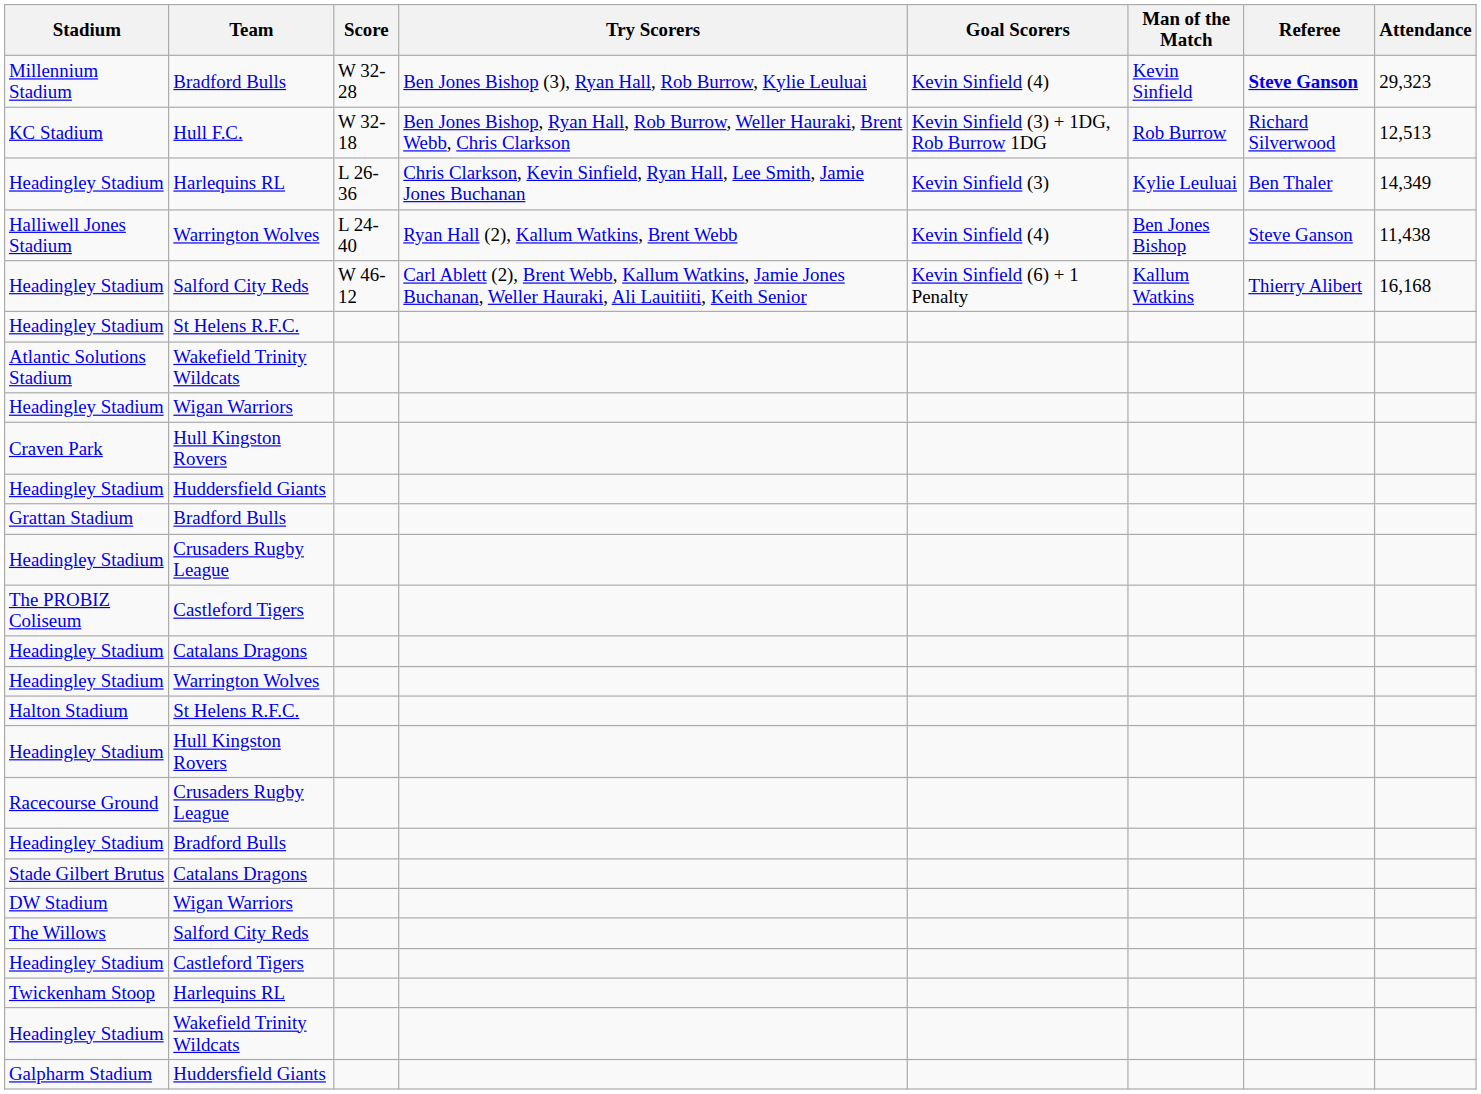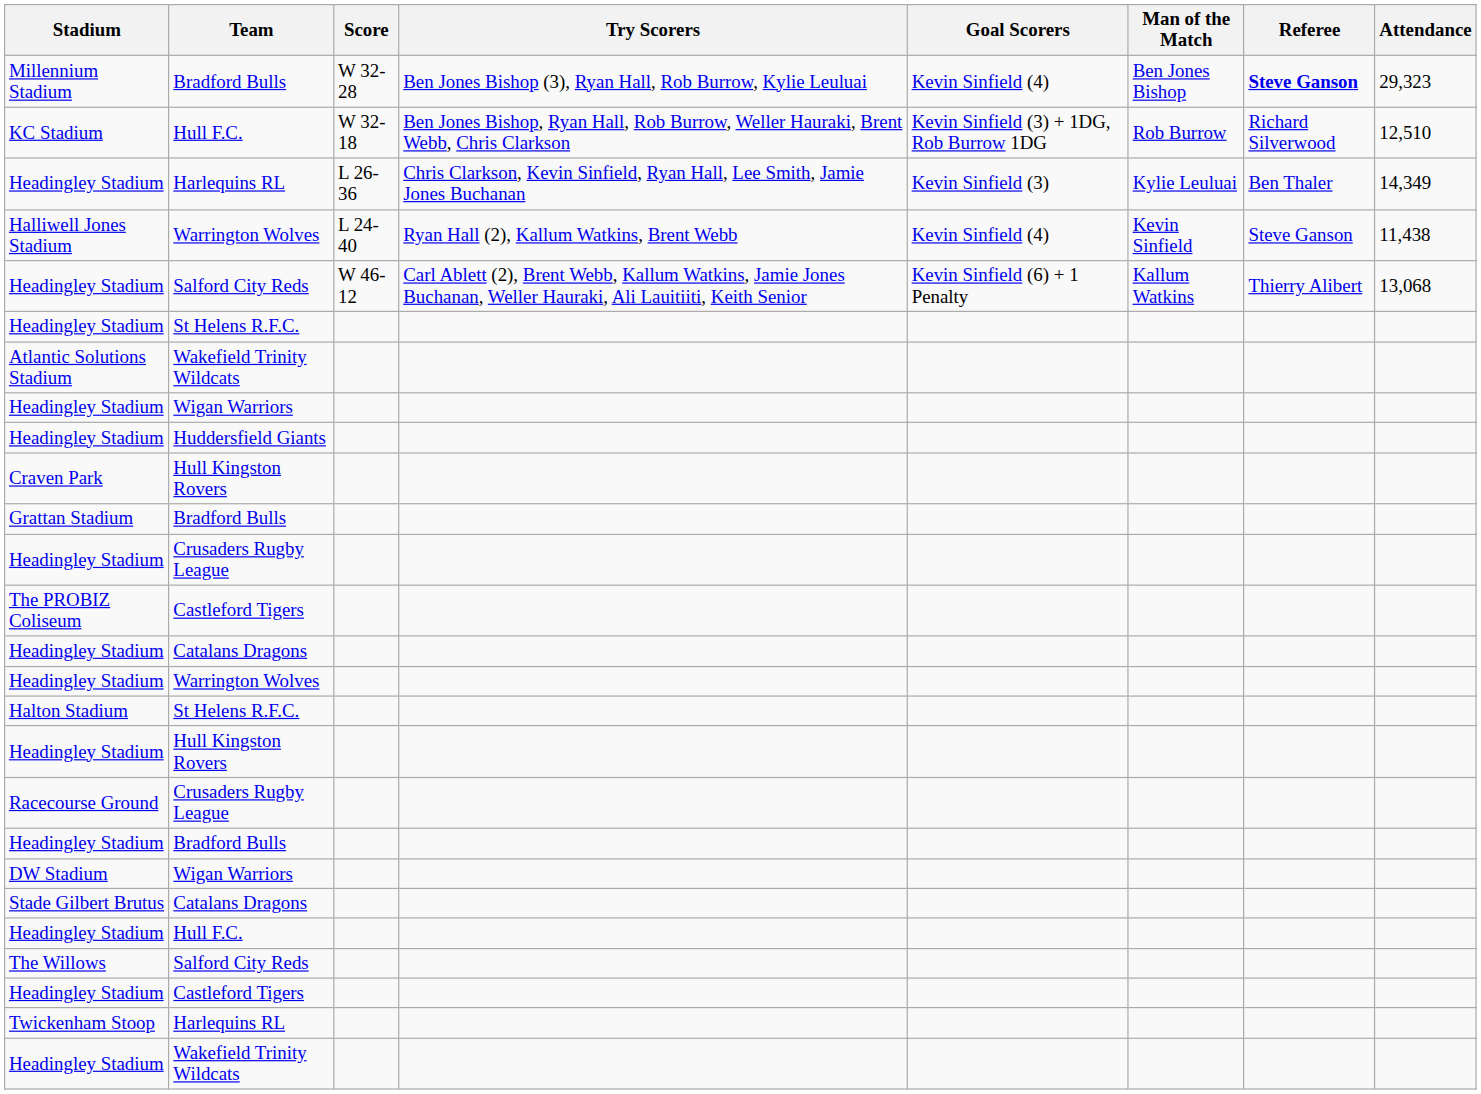(1163, 81) Kevin Sinfield -> (1171, 81) Ben Jones Bishop
(1405, 132) 12,513 -> (1405, 132) 12,510
(1171, 234) Ben Jones Bishop -> (1163, 234) Kevin Sinfield
(1405, 286) 16,168 -> (1405, 286) 13,068
rows swapped: (56, 448) <-> (86, 488)
rows swapped: (58, 903) <-> (87, 873)
+ row: (86, 933)
- row: (81, 1074)
